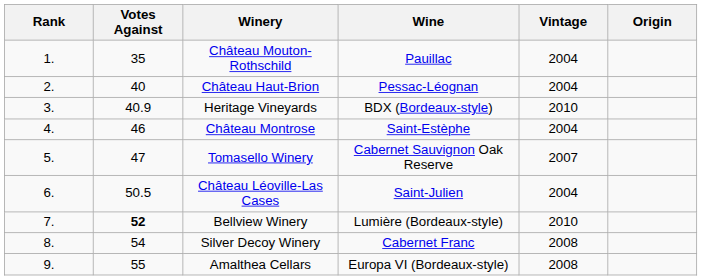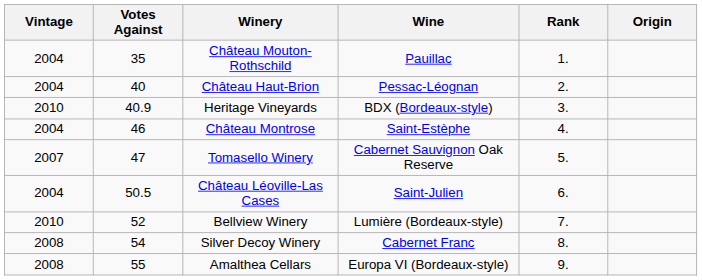columns swapped: (49, 22) <-> (563, 22)
(138, 222) bold -> (138, 222) normal
